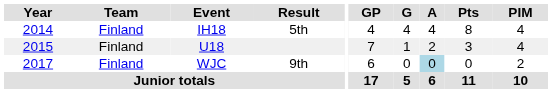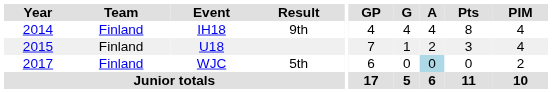(299, 29) 5th -> (299, 29) 9th
(299, 63) 9th -> (299, 63) 5th
